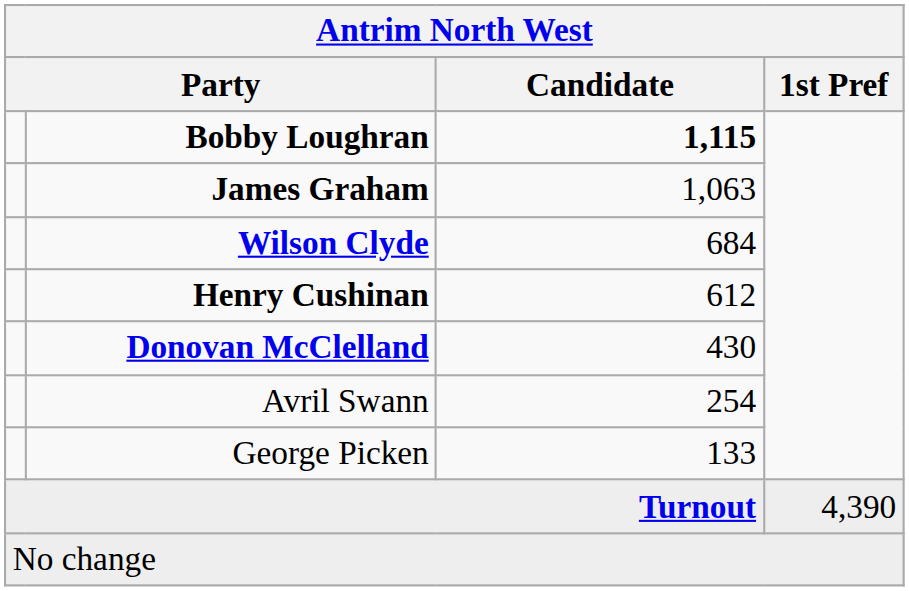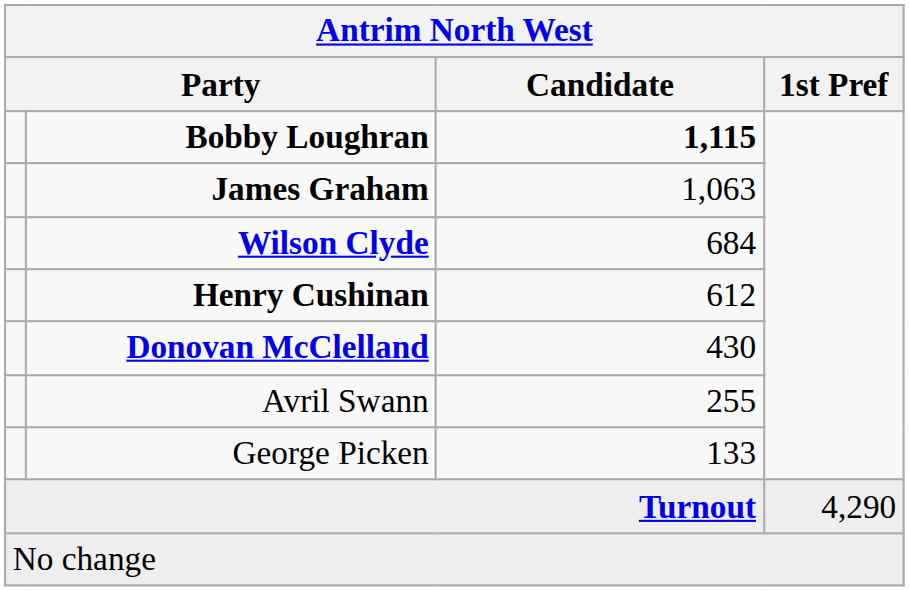(731, 400) 254 -> (731, 400) 255
(859, 505) 4,390 -> (859, 505) 4,290
